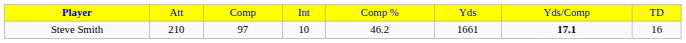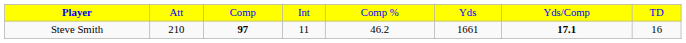(243, 30) normal -> (243, 30) bold
(304, 30) 10 -> (304, 30) 11
